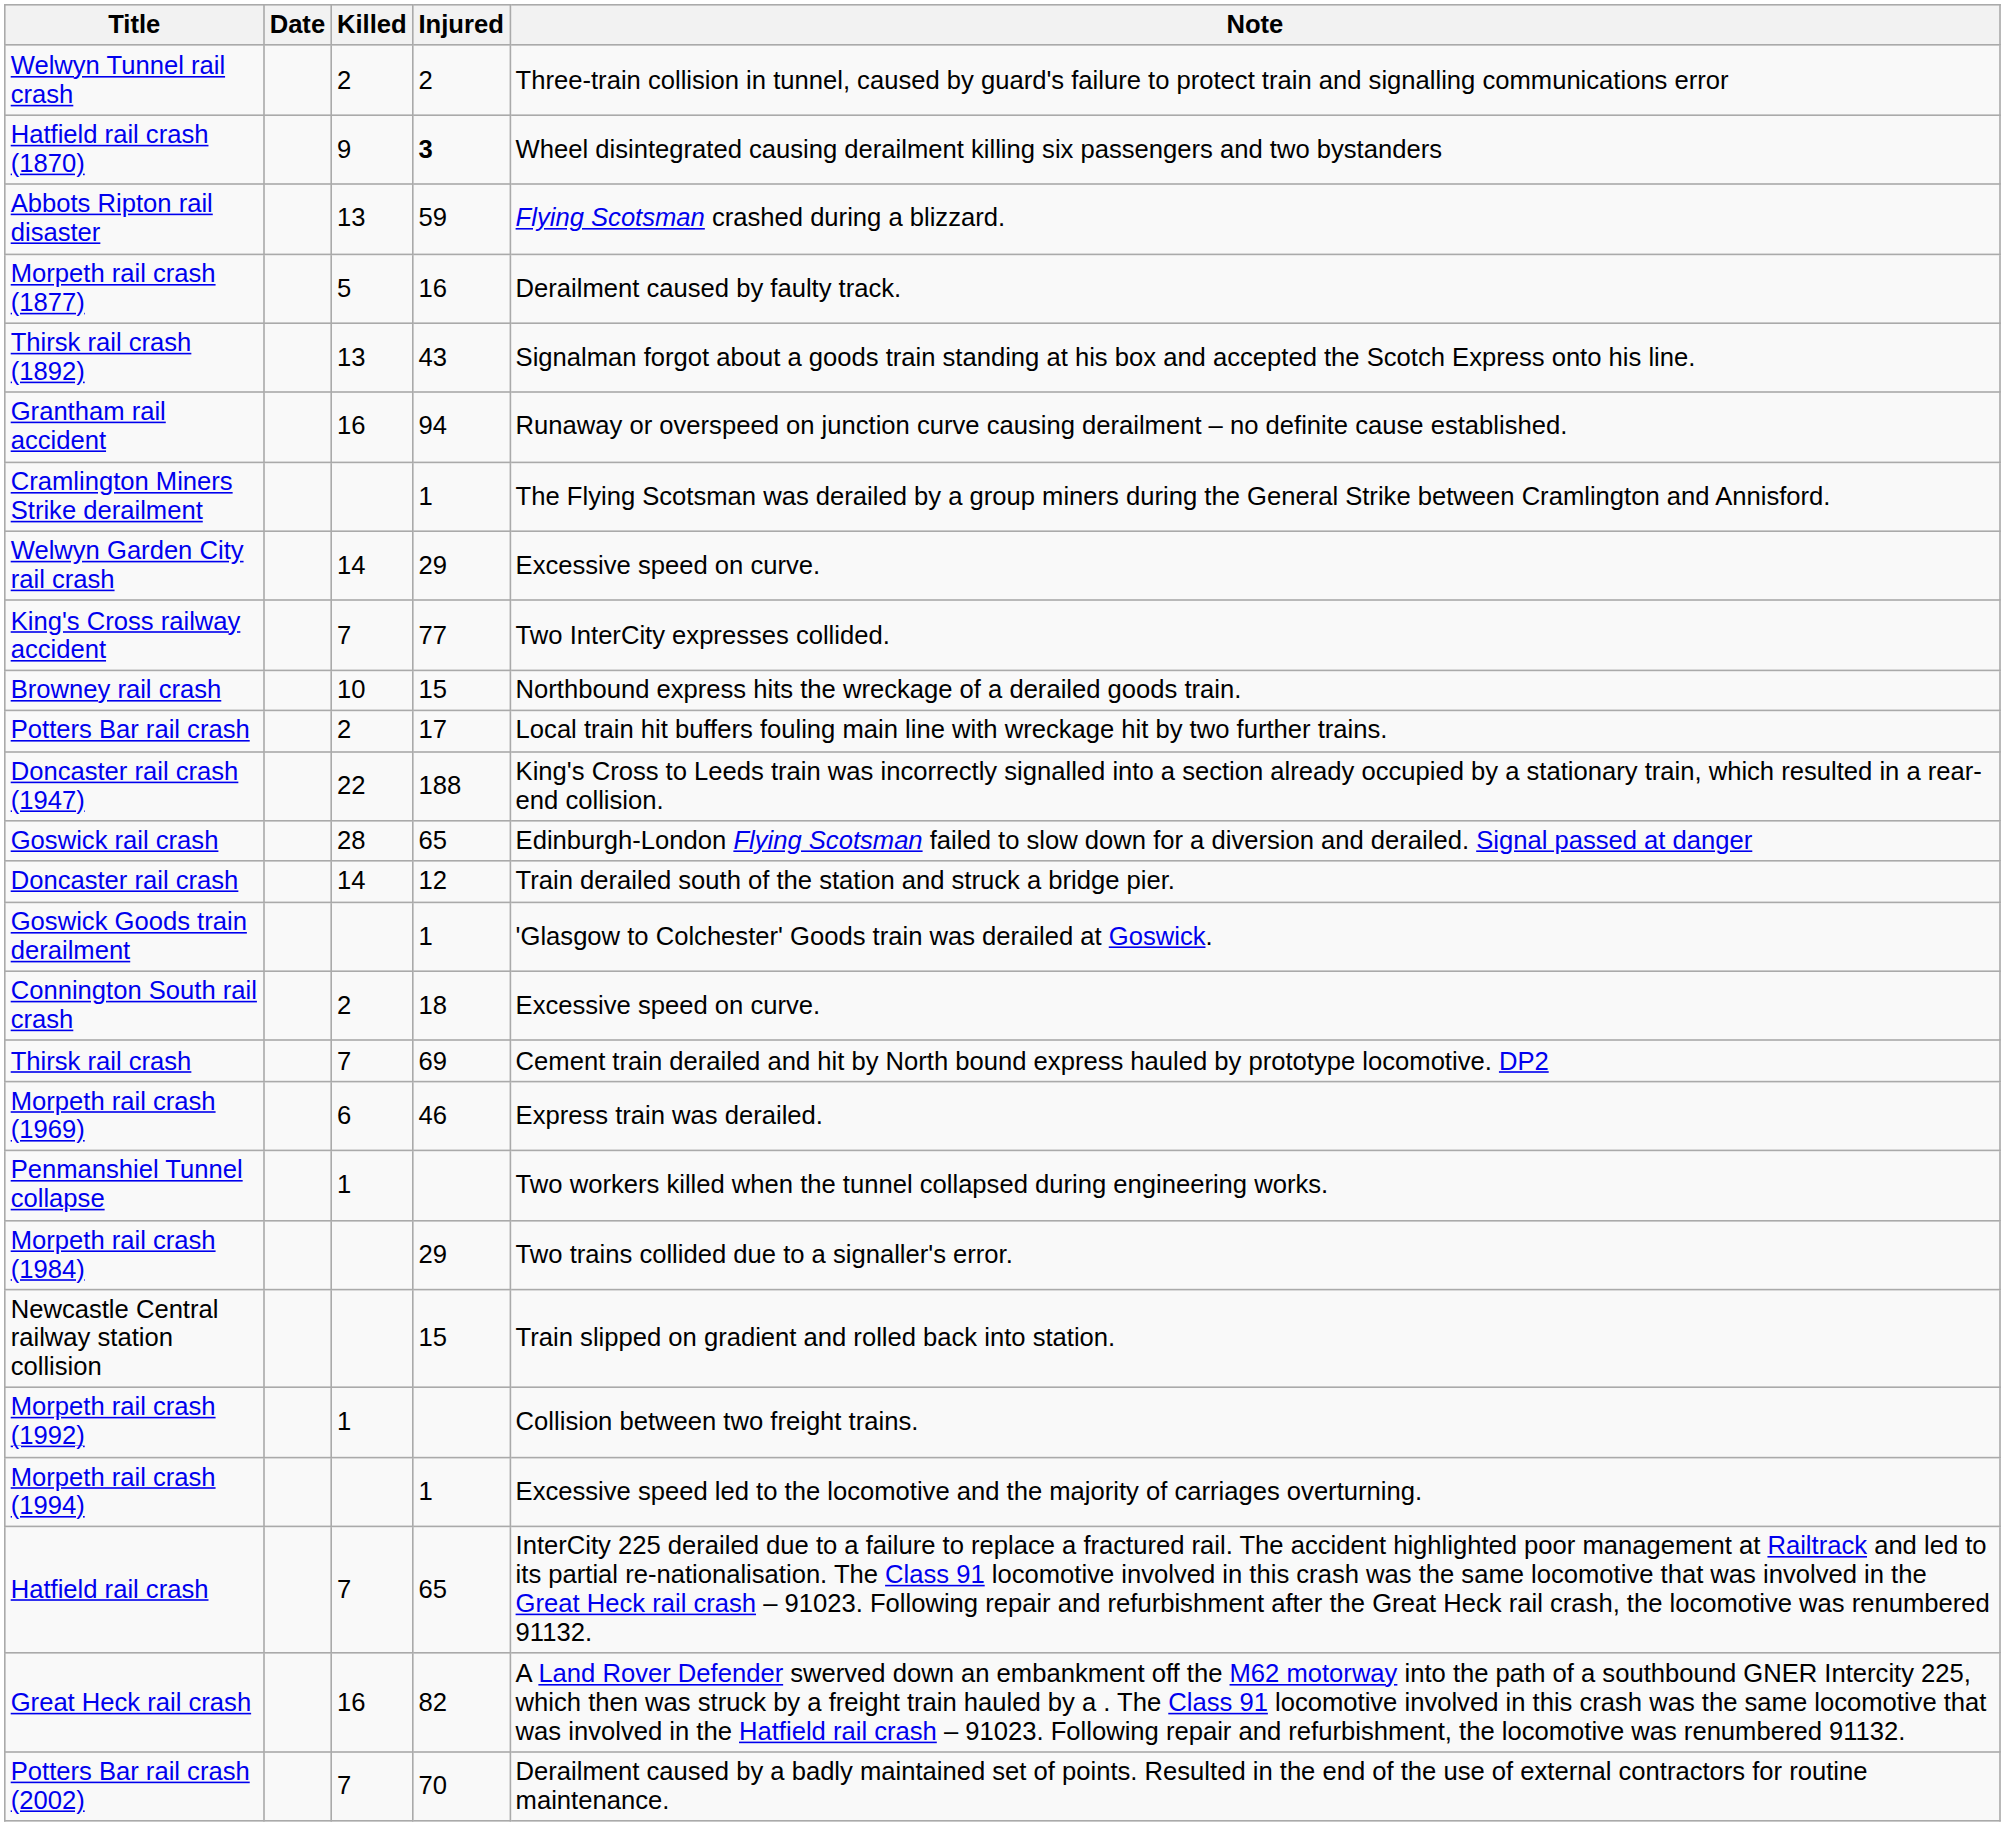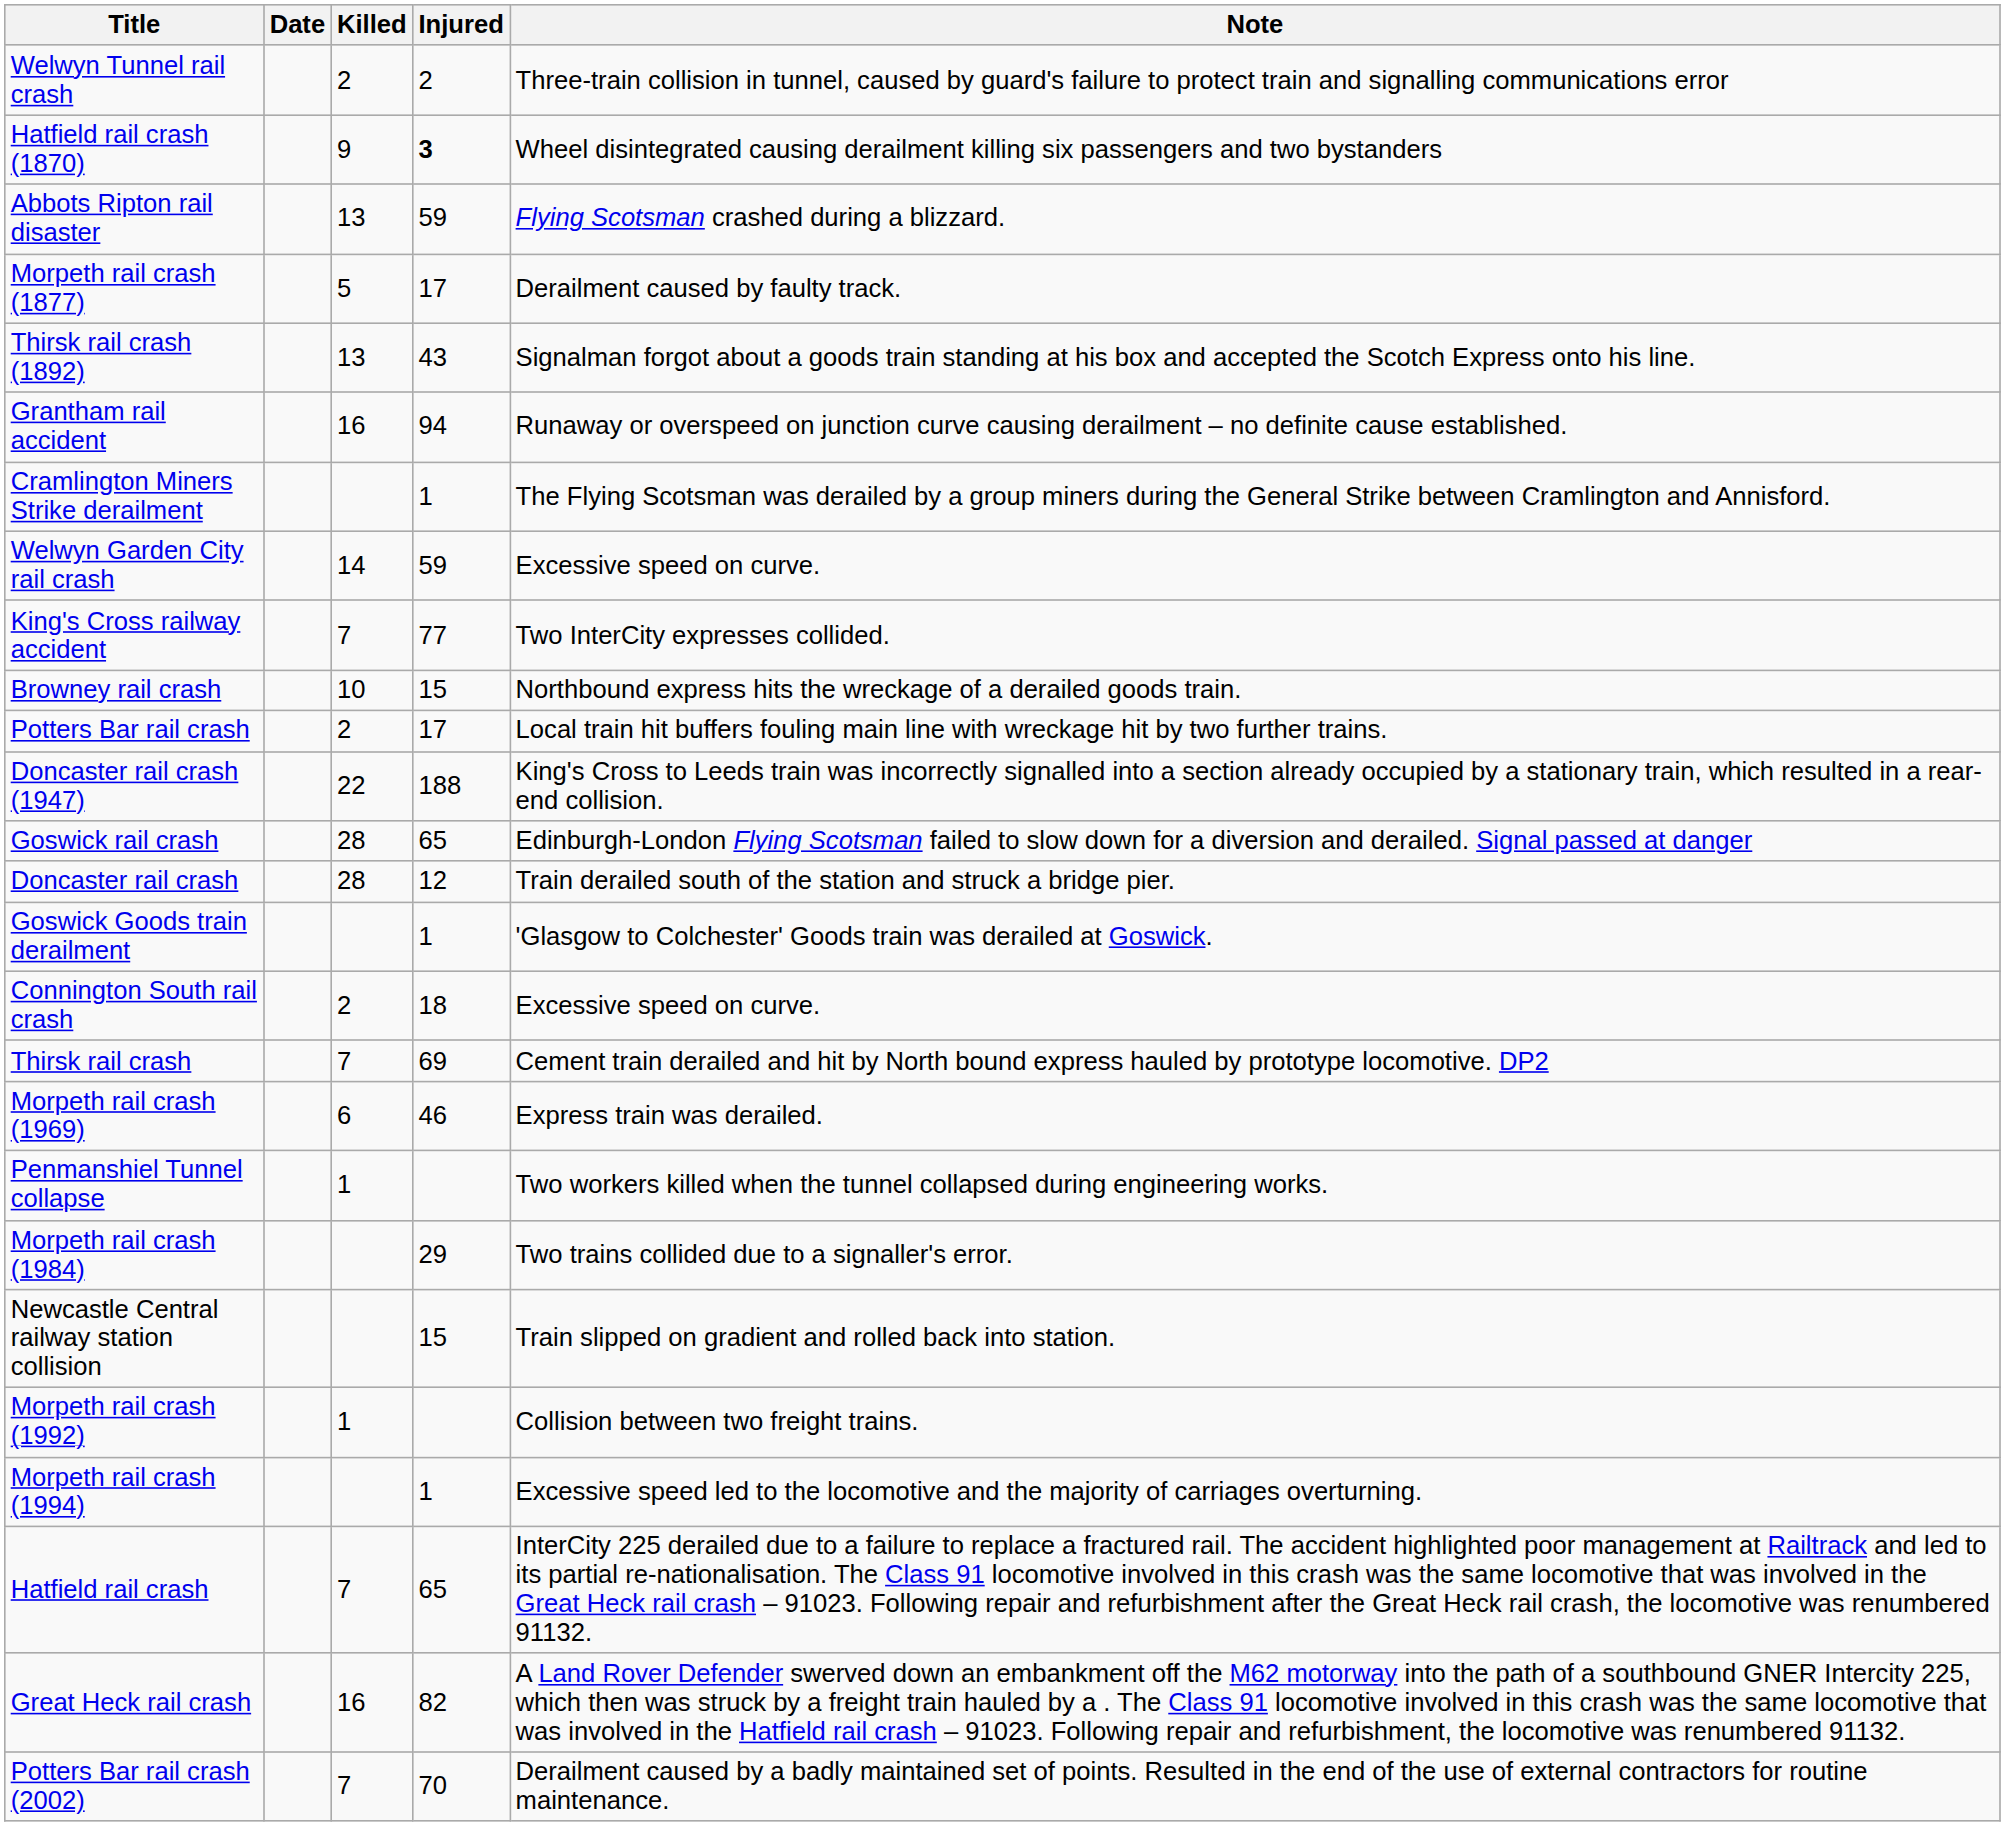(433, 288) 16 -> (433, 288) 17
(433, 565) 29 -> (433, 565) 59
(351, 881) 14 -> (351, 881) 28
